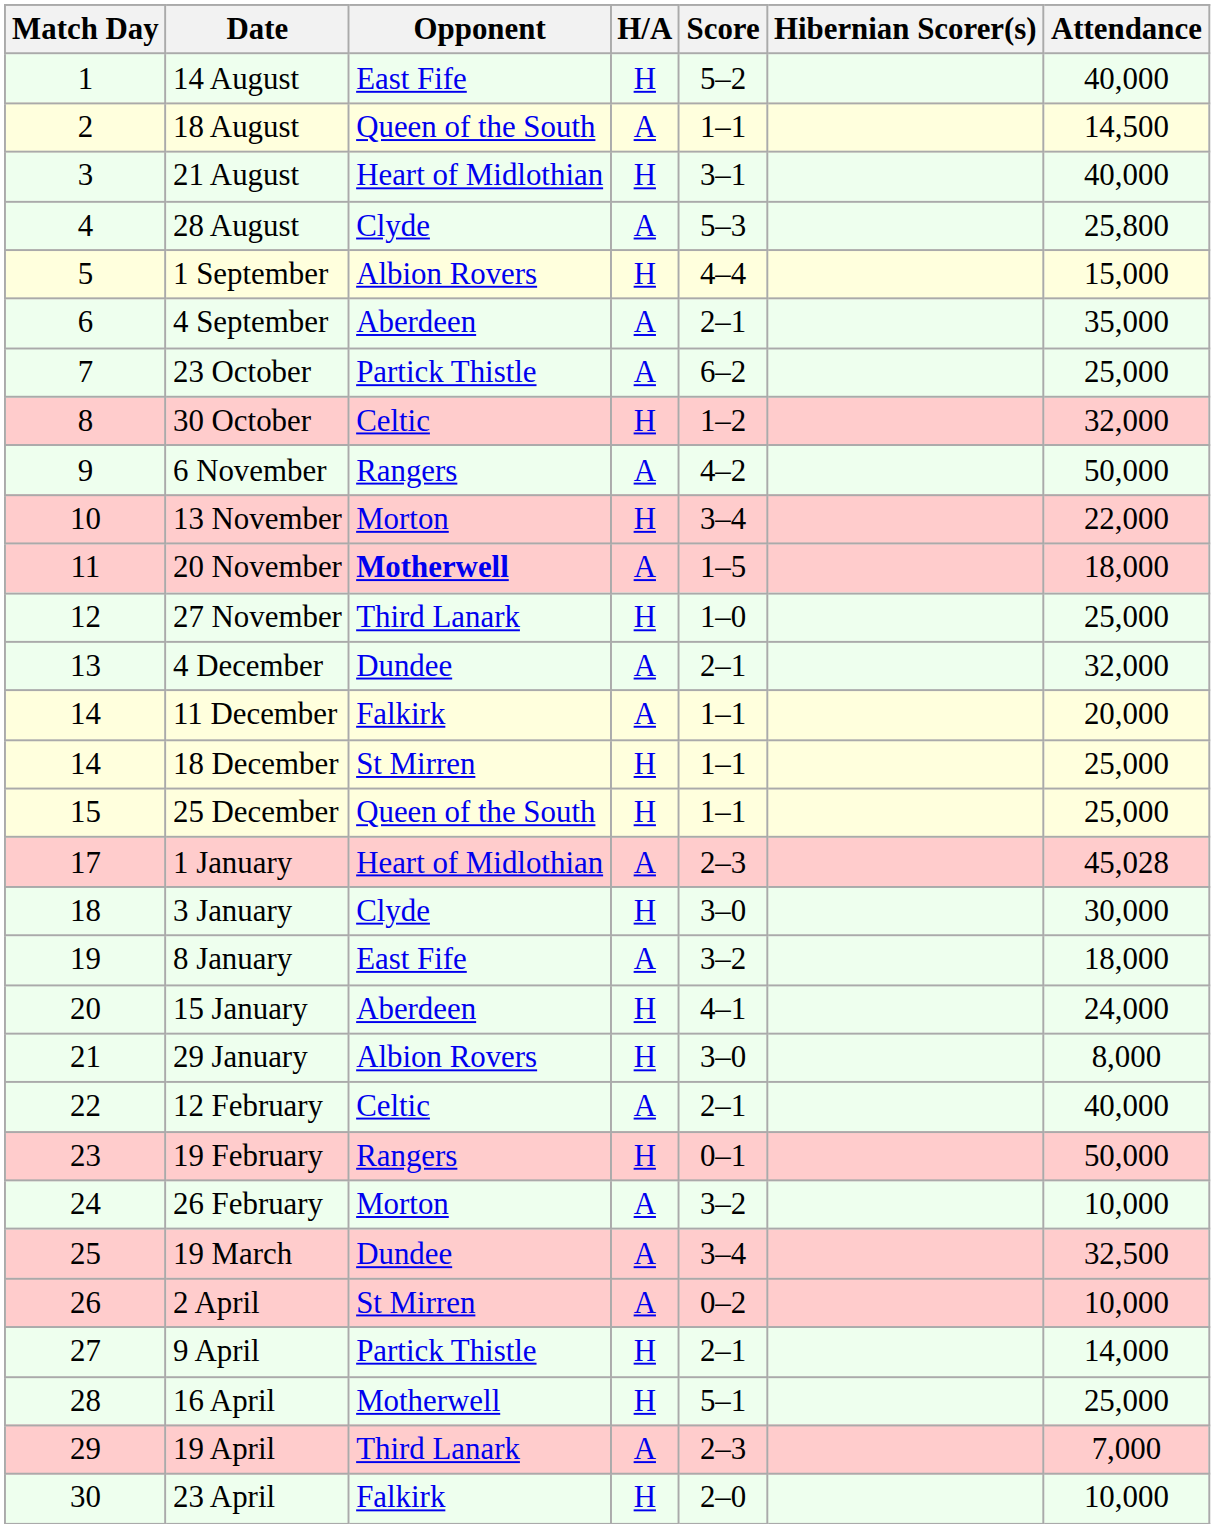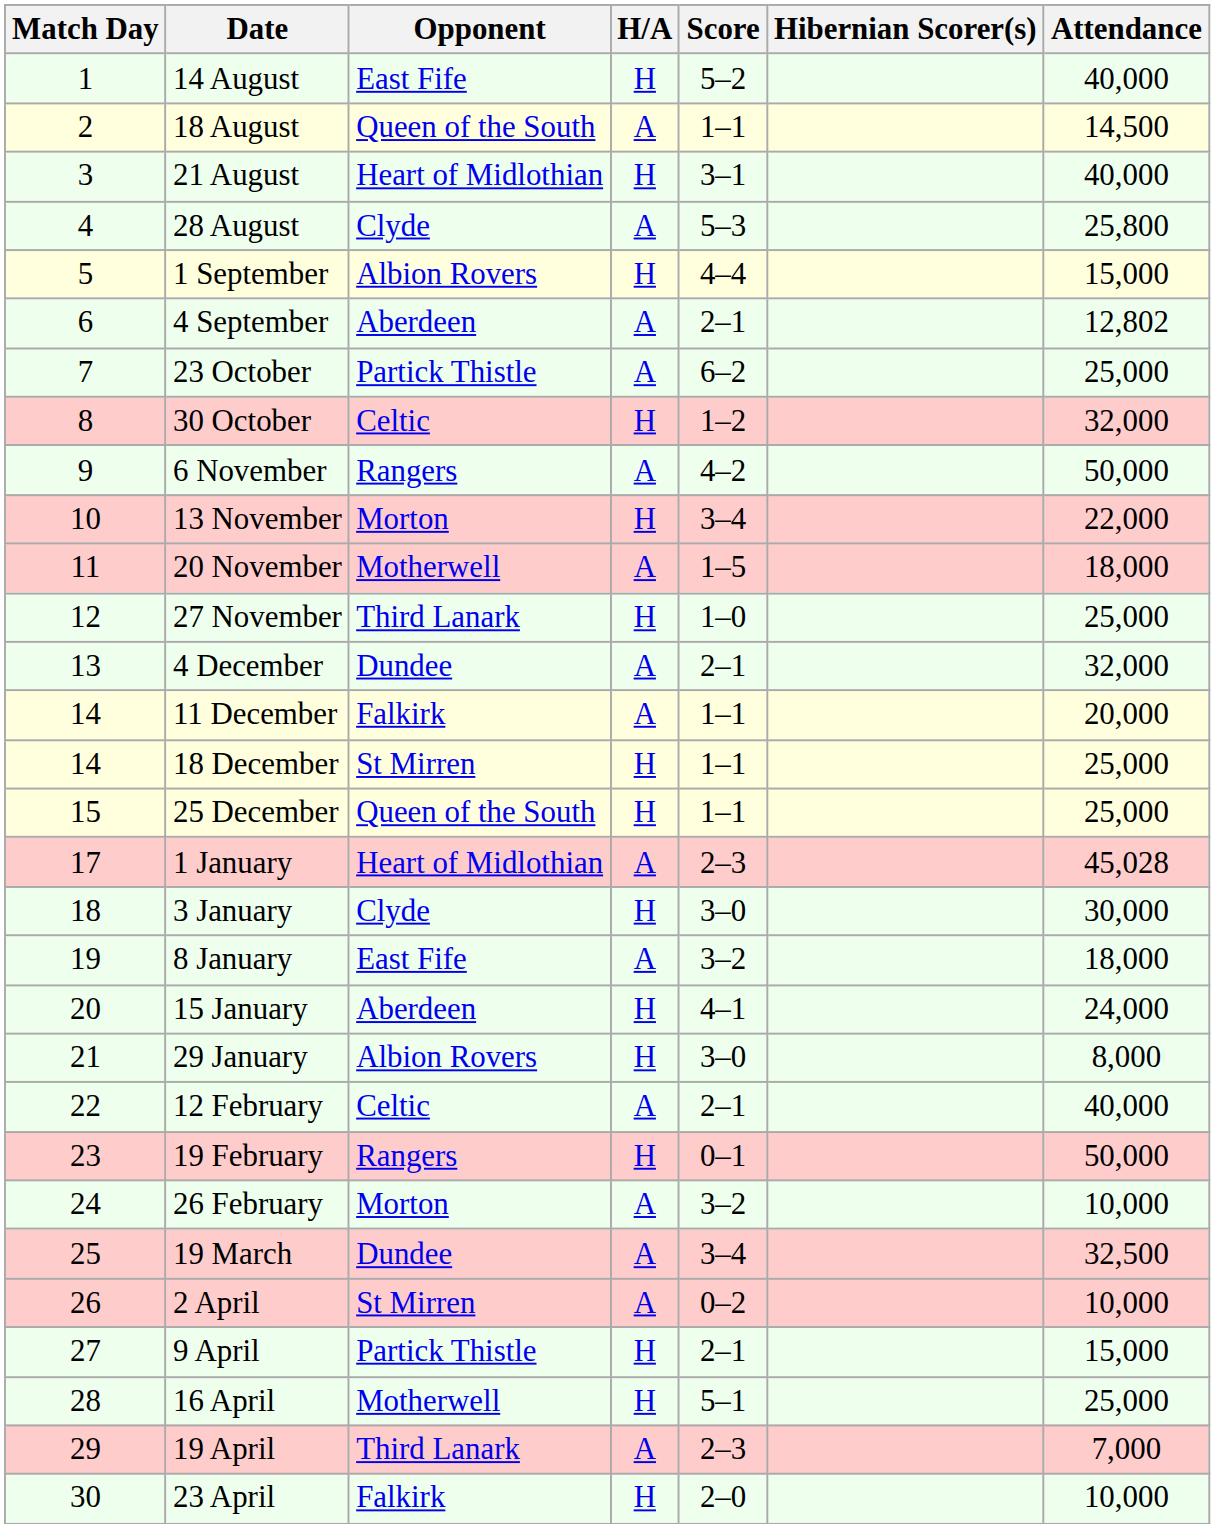(1126, 322) 35,000 -> (1126, 322) 12,802
(432, 567) bold -> (428, 567) normal
(1126, 1351) 14,000 -> (1126, 1351) 15,000
